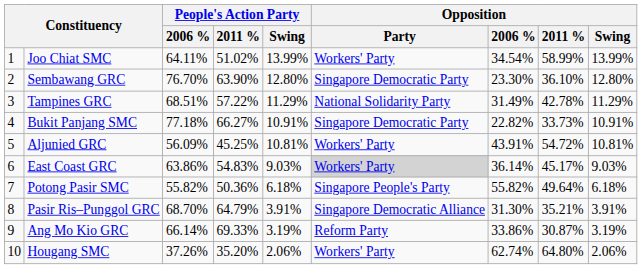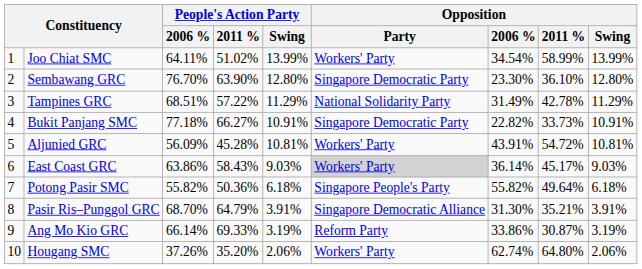(237, 144) 45.25% -> (237, 144) 45.28%
(237, 166) 54.83% -> (237, 166) 58.43%
